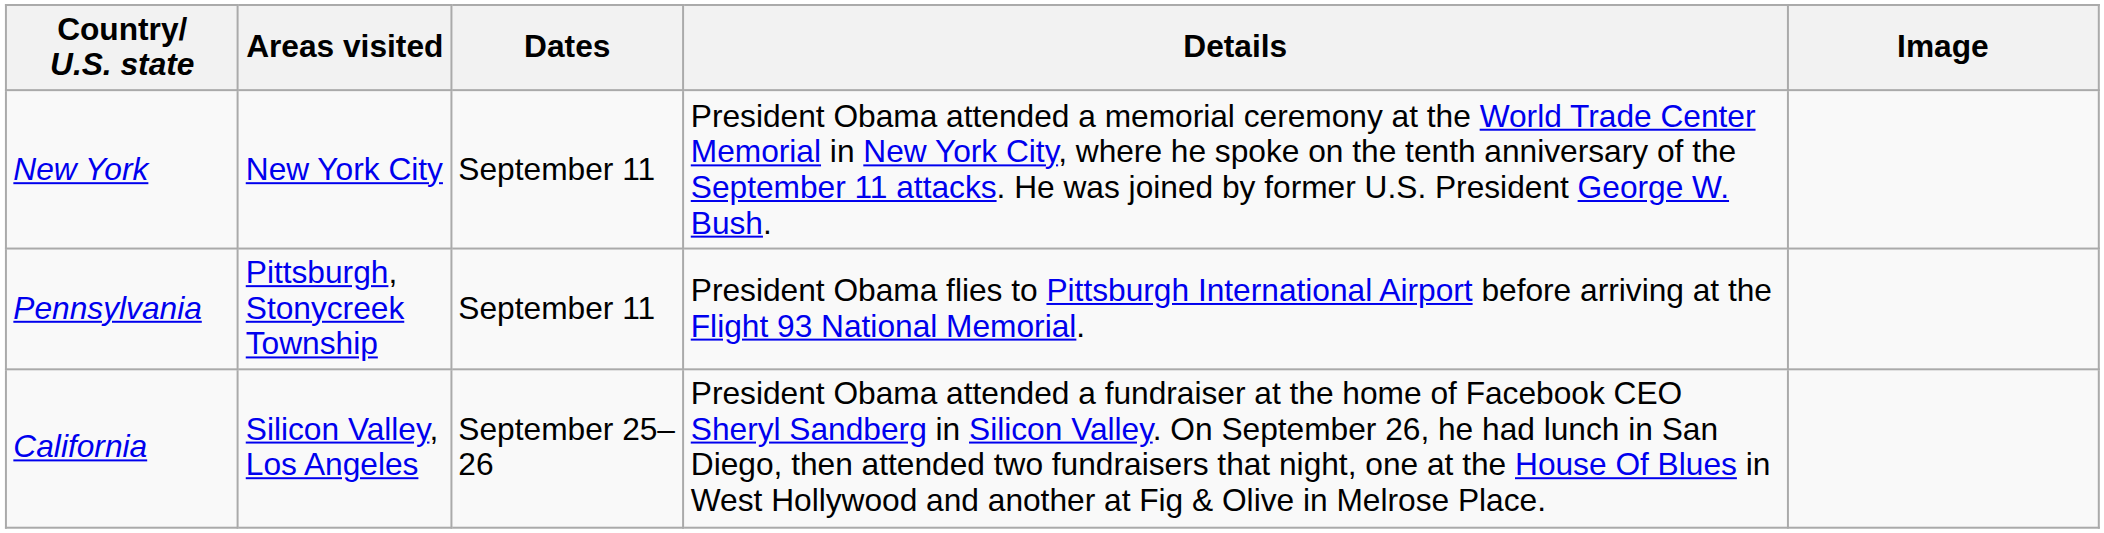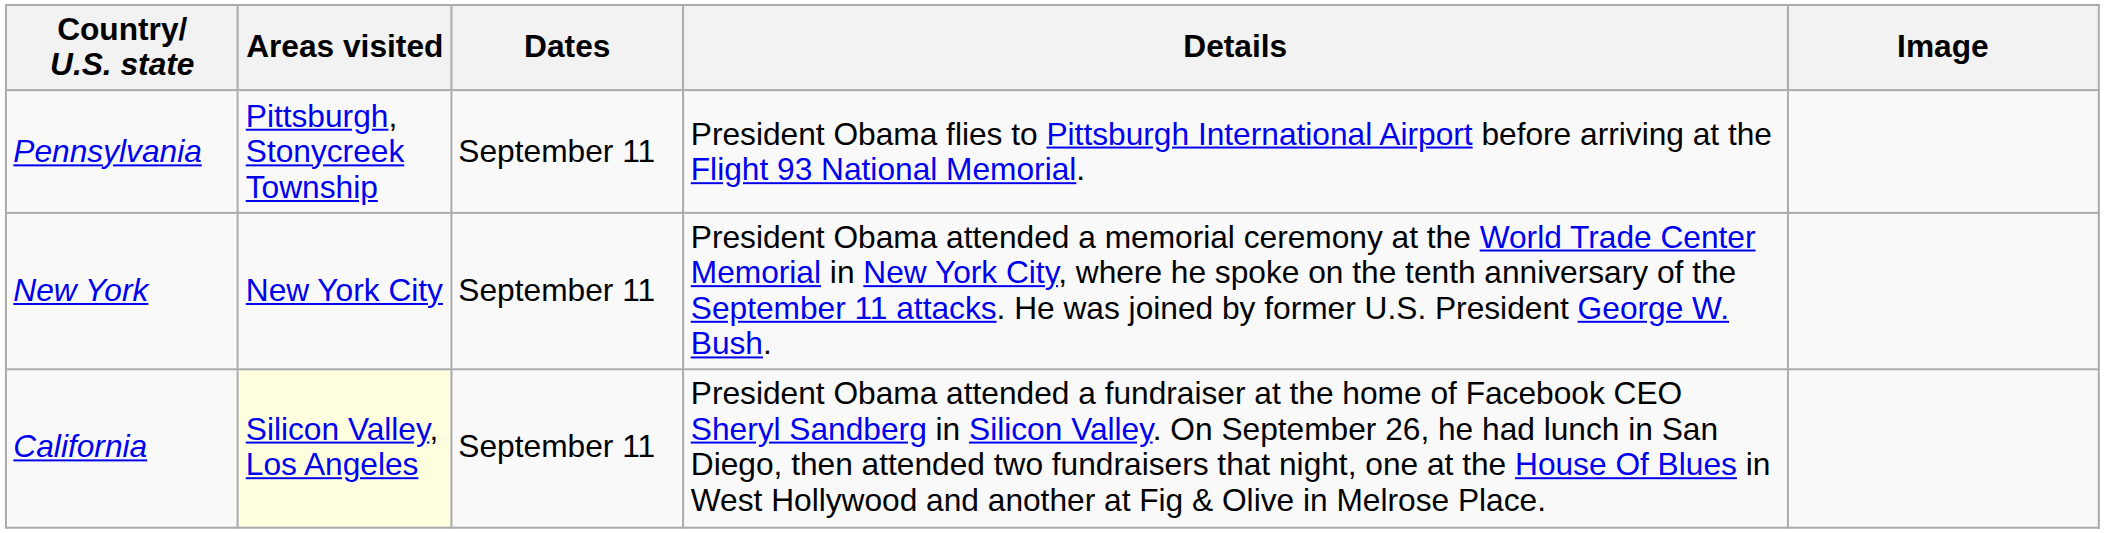rows swapped: (81, 168) <-> (108, 308)
(342, 447) no background -> (342, 447) lightyellow background
(567, 447) September 25–26 -> (557, 447) September 11
